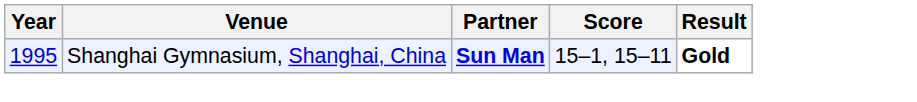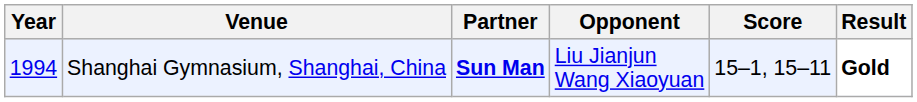+ column: (630, 22)
(33, 56) 1995 -> (33, 67) 1994
